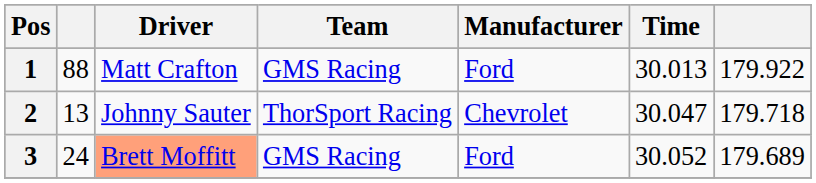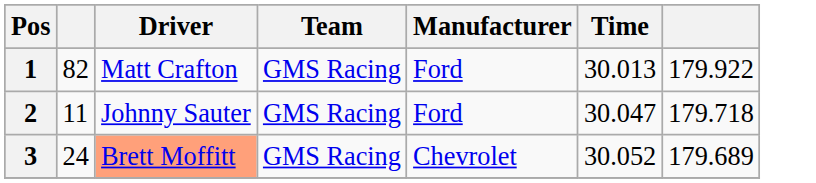(76, 69) 88 -> (76, 69) 82
(76, 113) 13 -> (75, 113) 11
(357, 113) ThorSport Racing -> (332, 113) GMS Racing
(516, 113) Chevrolet -> (438, 113) Ford
(489, 156) Ford -> (465, 156) Chevrolet
